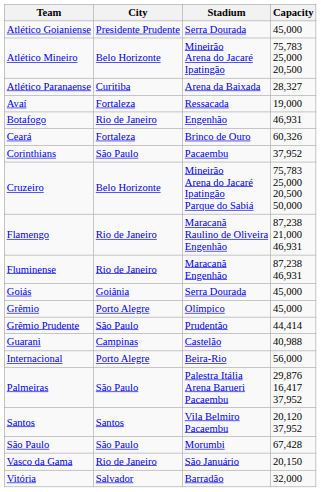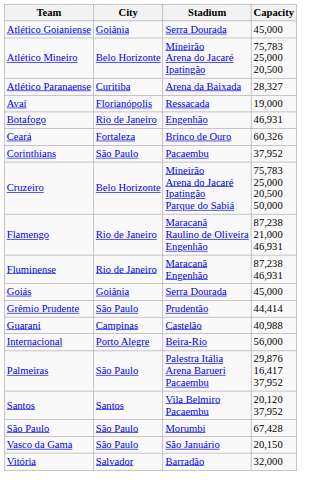(138, 29) Presidente Prudente -> (113, 29) Goiânia
(115, 103) Fortaleza -> (124, 103) Florianópolis
- row: (23, 308)
(126, 461) Rio de Janeiro -> (117, 445) São Paulo
